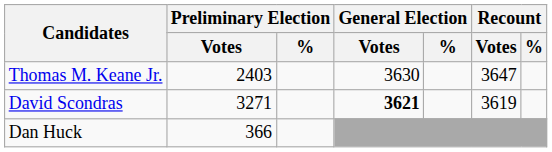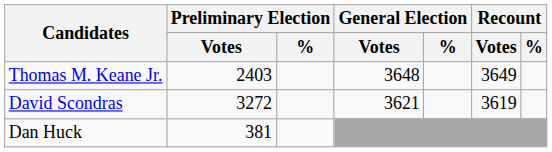(402, 75) 3630 -> (402, 75) 3648
(499, 75) 3647 -> (499, 75) 3649
(254, 103) 3271 -> (254, 103) 3272
(402, 103) bold -> (402, 103) normal
(259, 132) 366 -> (259, 132) 381
